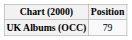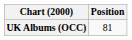(108, 27) 79 -> (108, 27) 81
